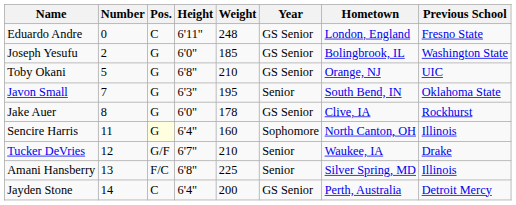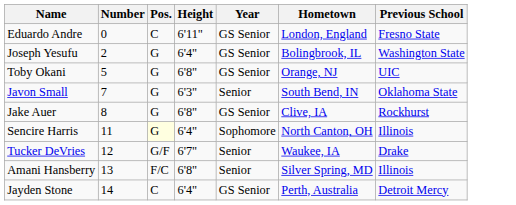- column: (238, 14)
(187, 53) 6'0" -> (187, 53) 6'4"
(187, 111) 6'0" -> (187, 111) 6'8"
